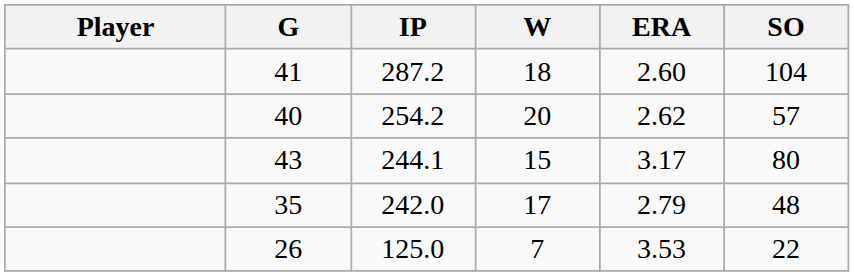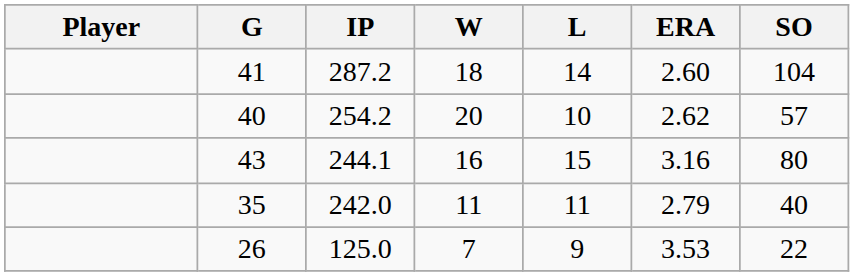+ column: (577, 26)
(537, 159) 15 -> (469, 159) 16
(662, 159) 3.17 -> (686, 159) 3.16
(537, 204) 17 -> (469, 204) 11
(786, 204) 48 -> (794, 204) 40
